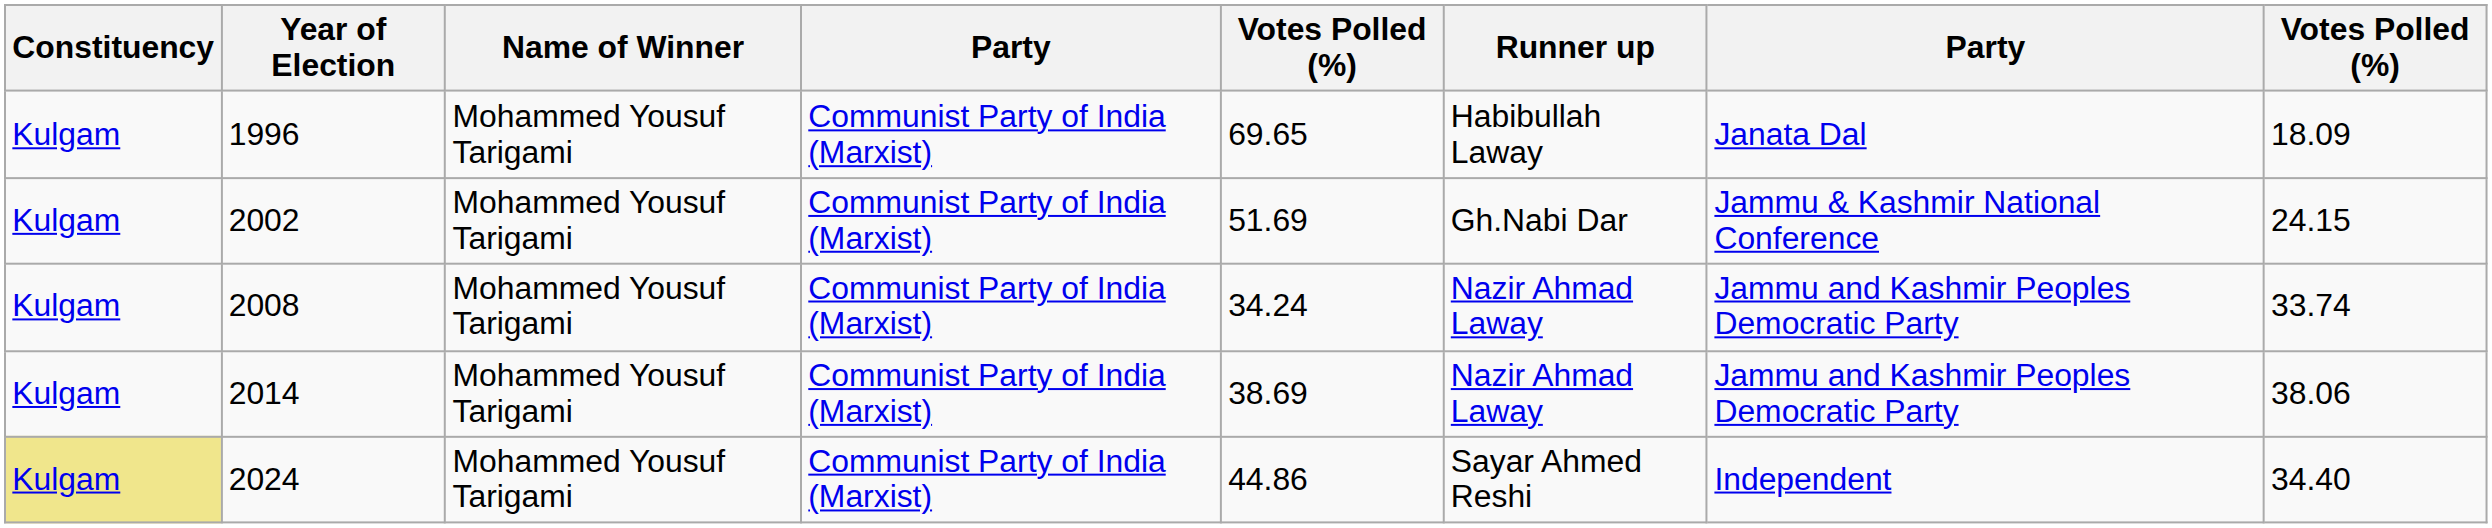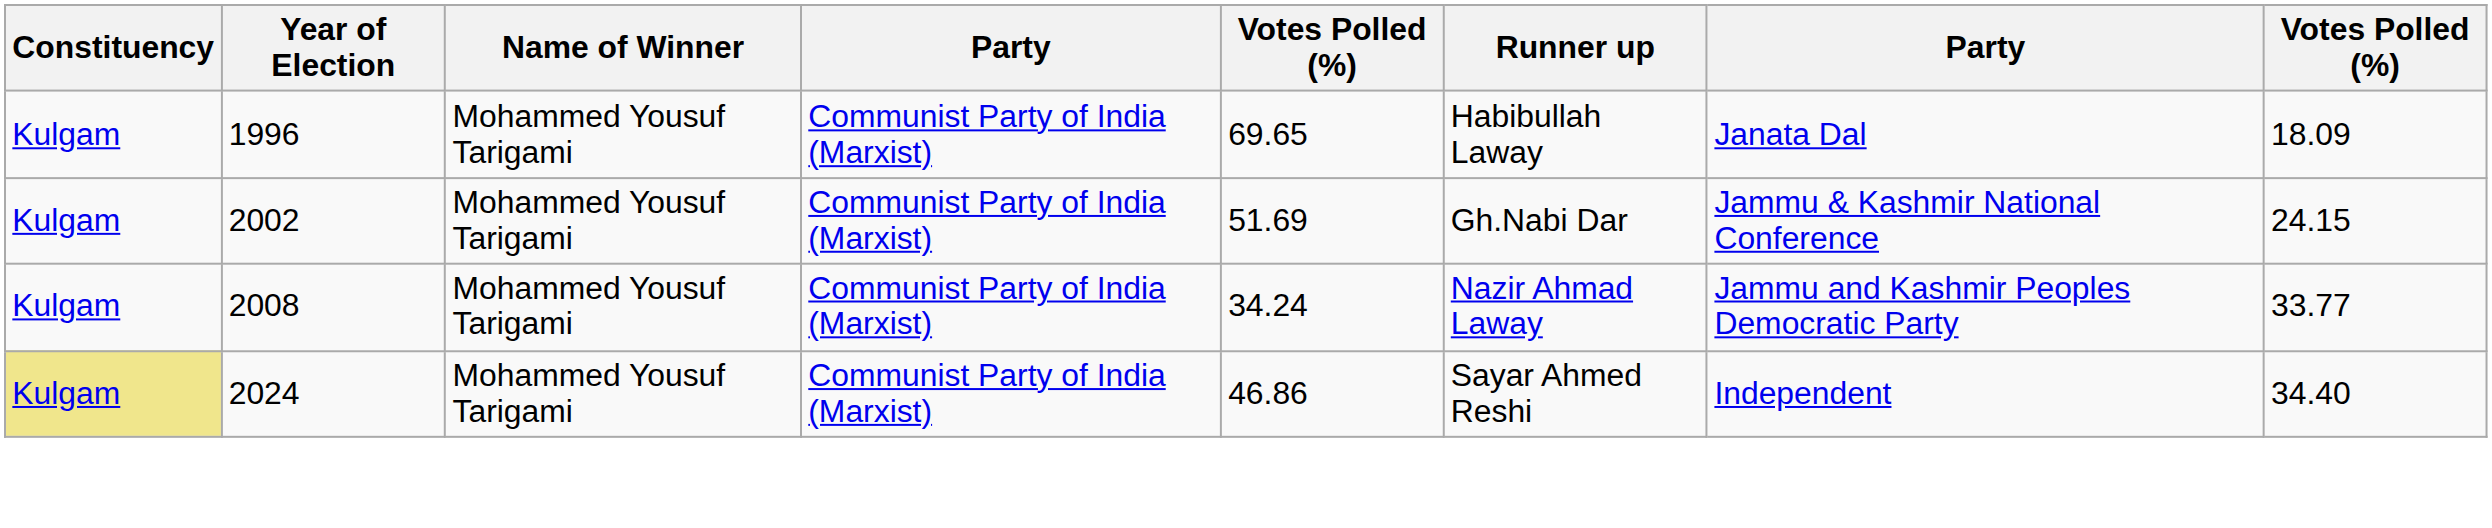(2311, 306) 33.74 -> (2311, 306) 33.77
- row: (264, 392)
(1268, 479) 44.86 -> (1268, 392) 46.86
